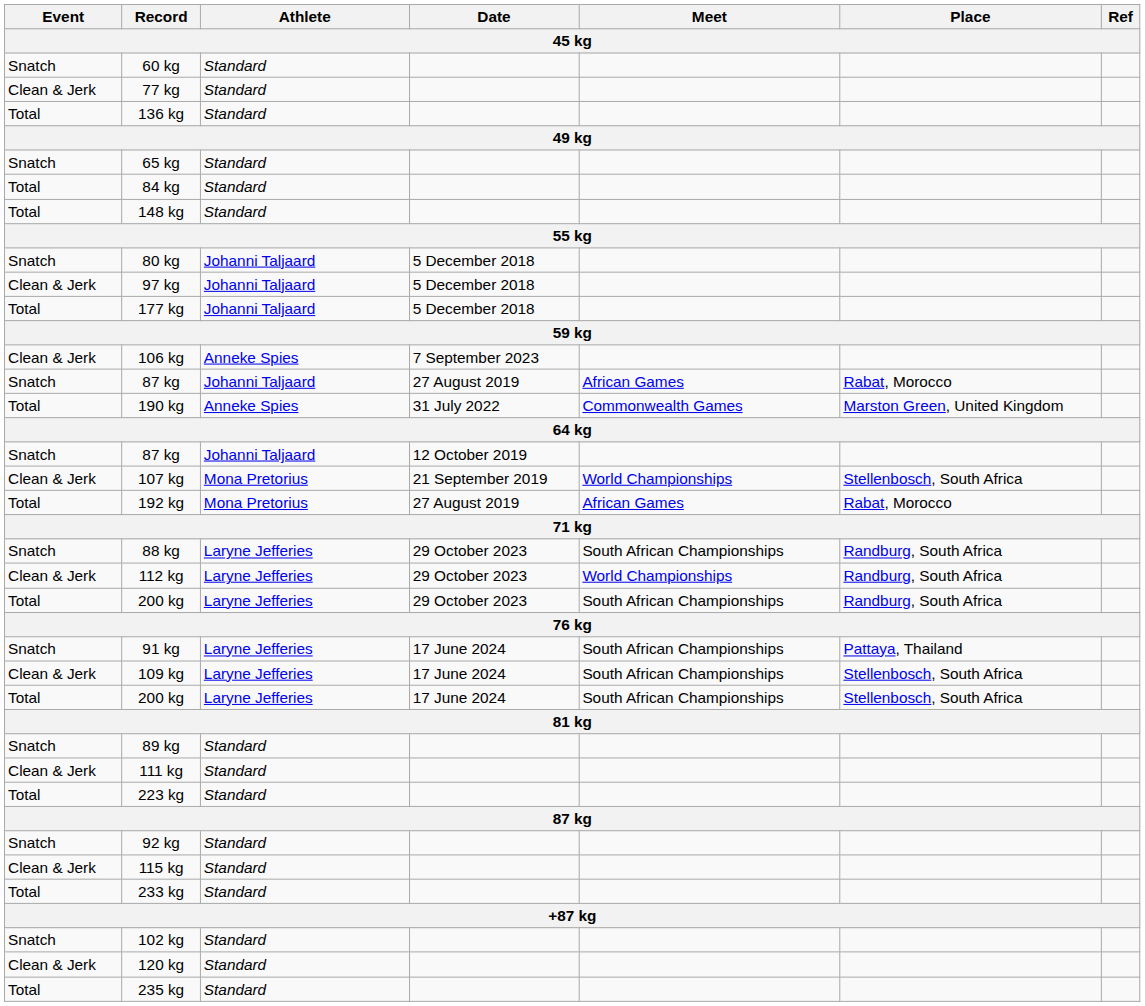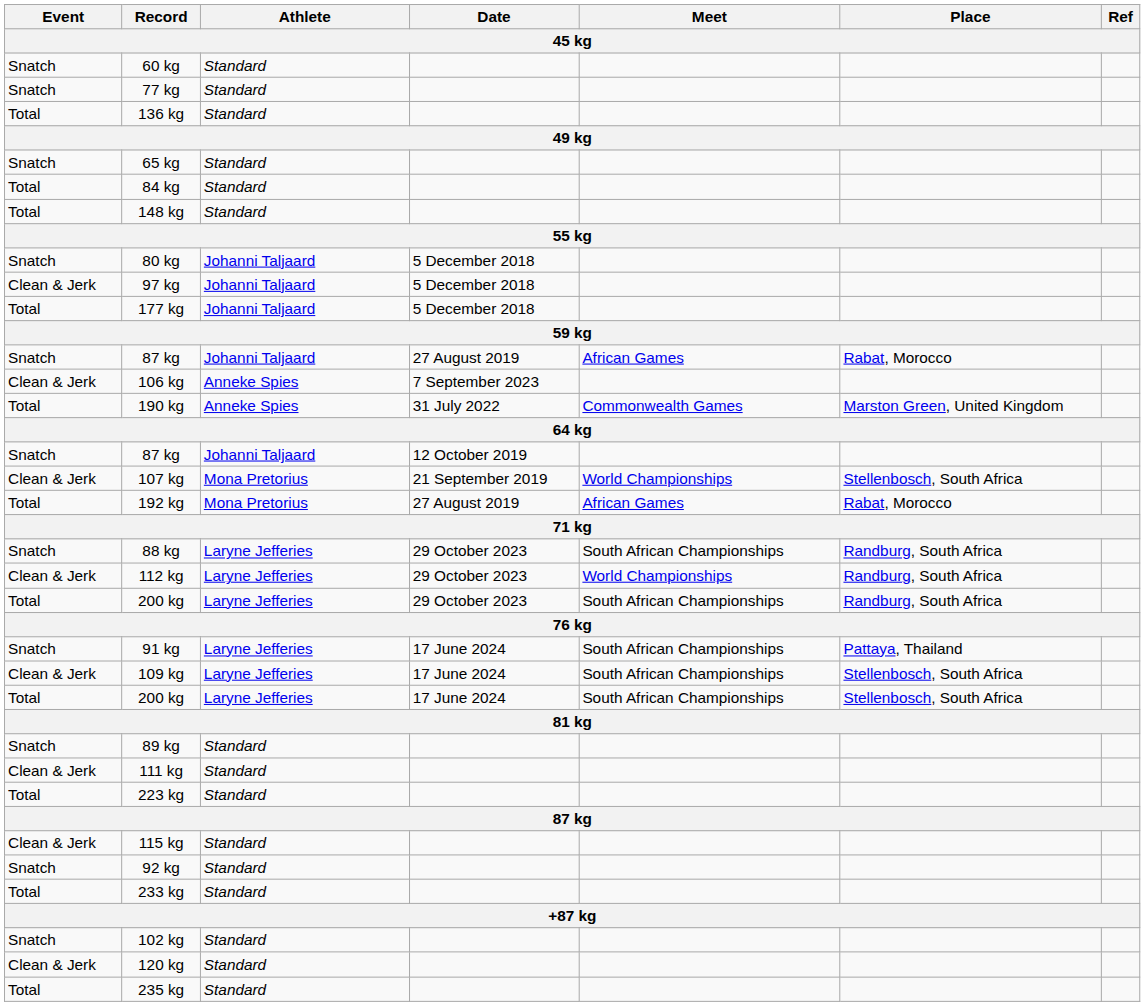(52, 90) Clean & Jerk -> (32, 90) Snatch
rows swapped: (161, 381) <-> (161, 357)
rows swapped: (161, 843) <-> (161, 867)
